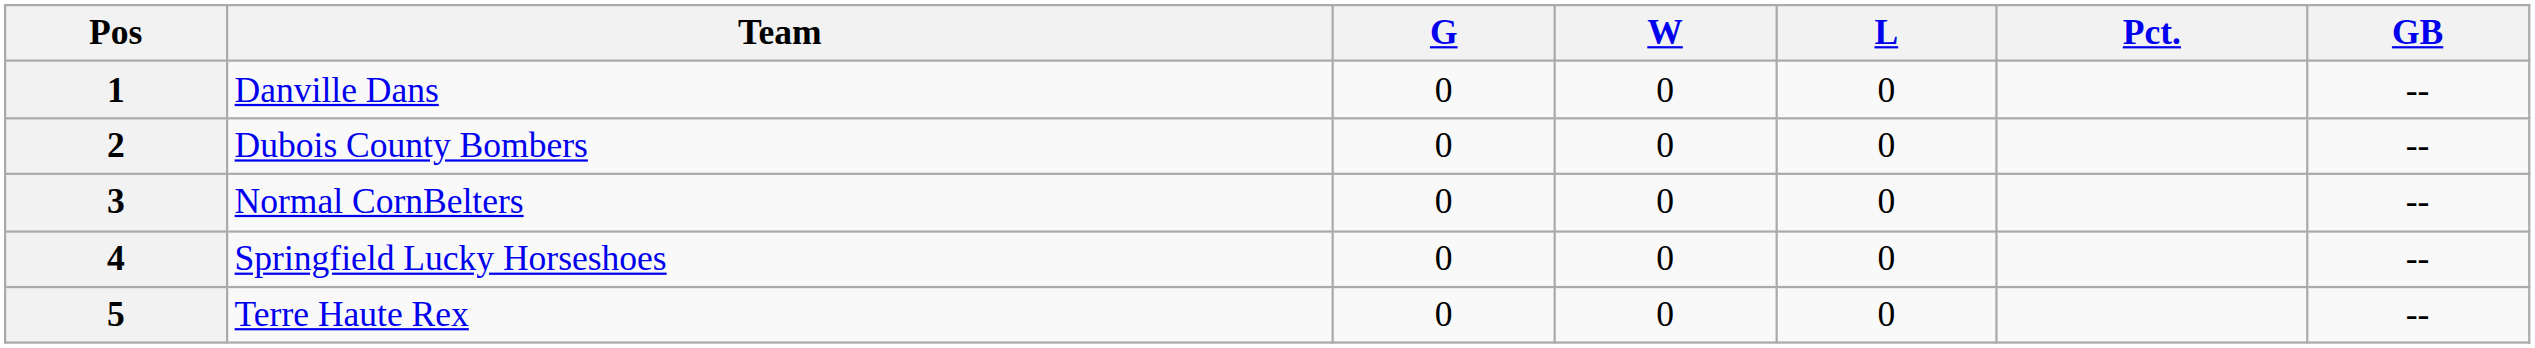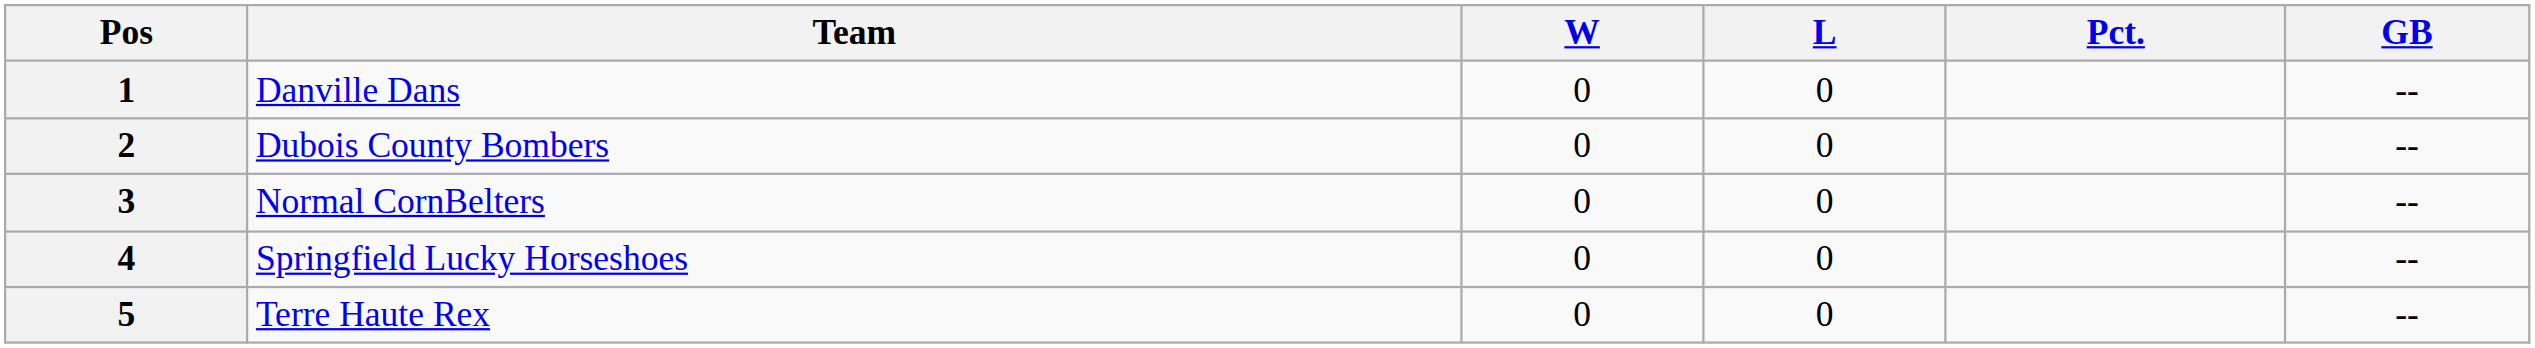- column: (1444, 32)
